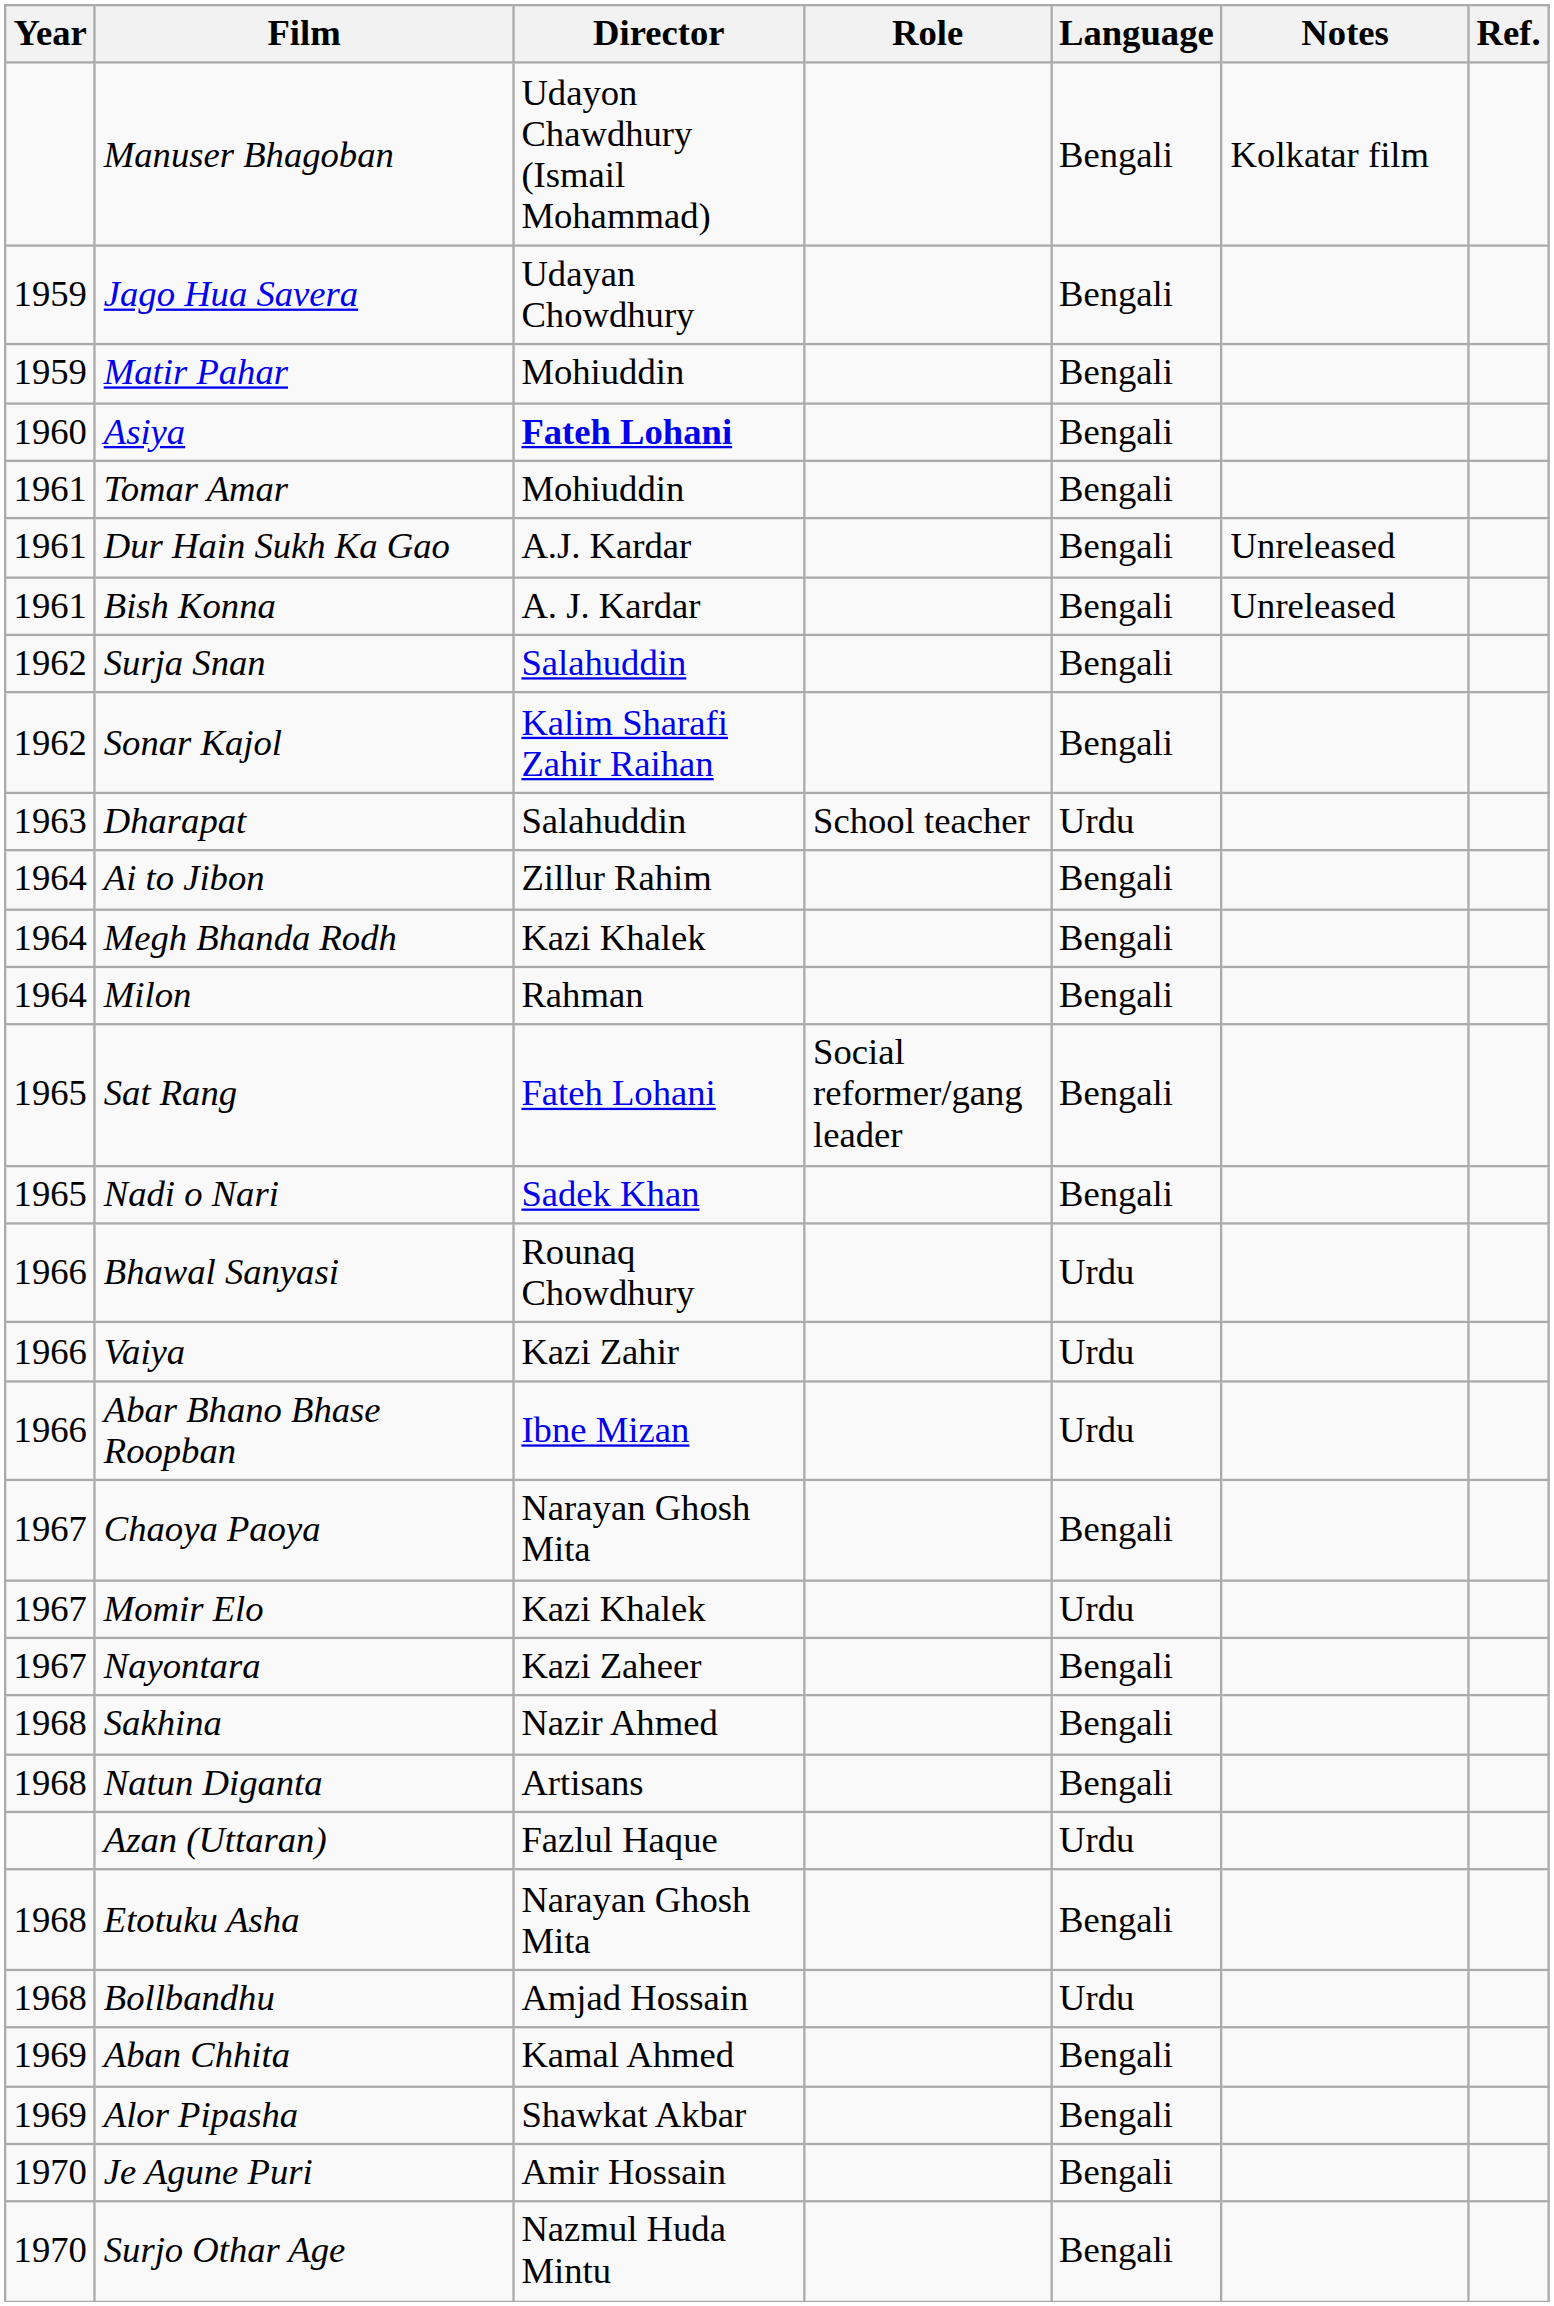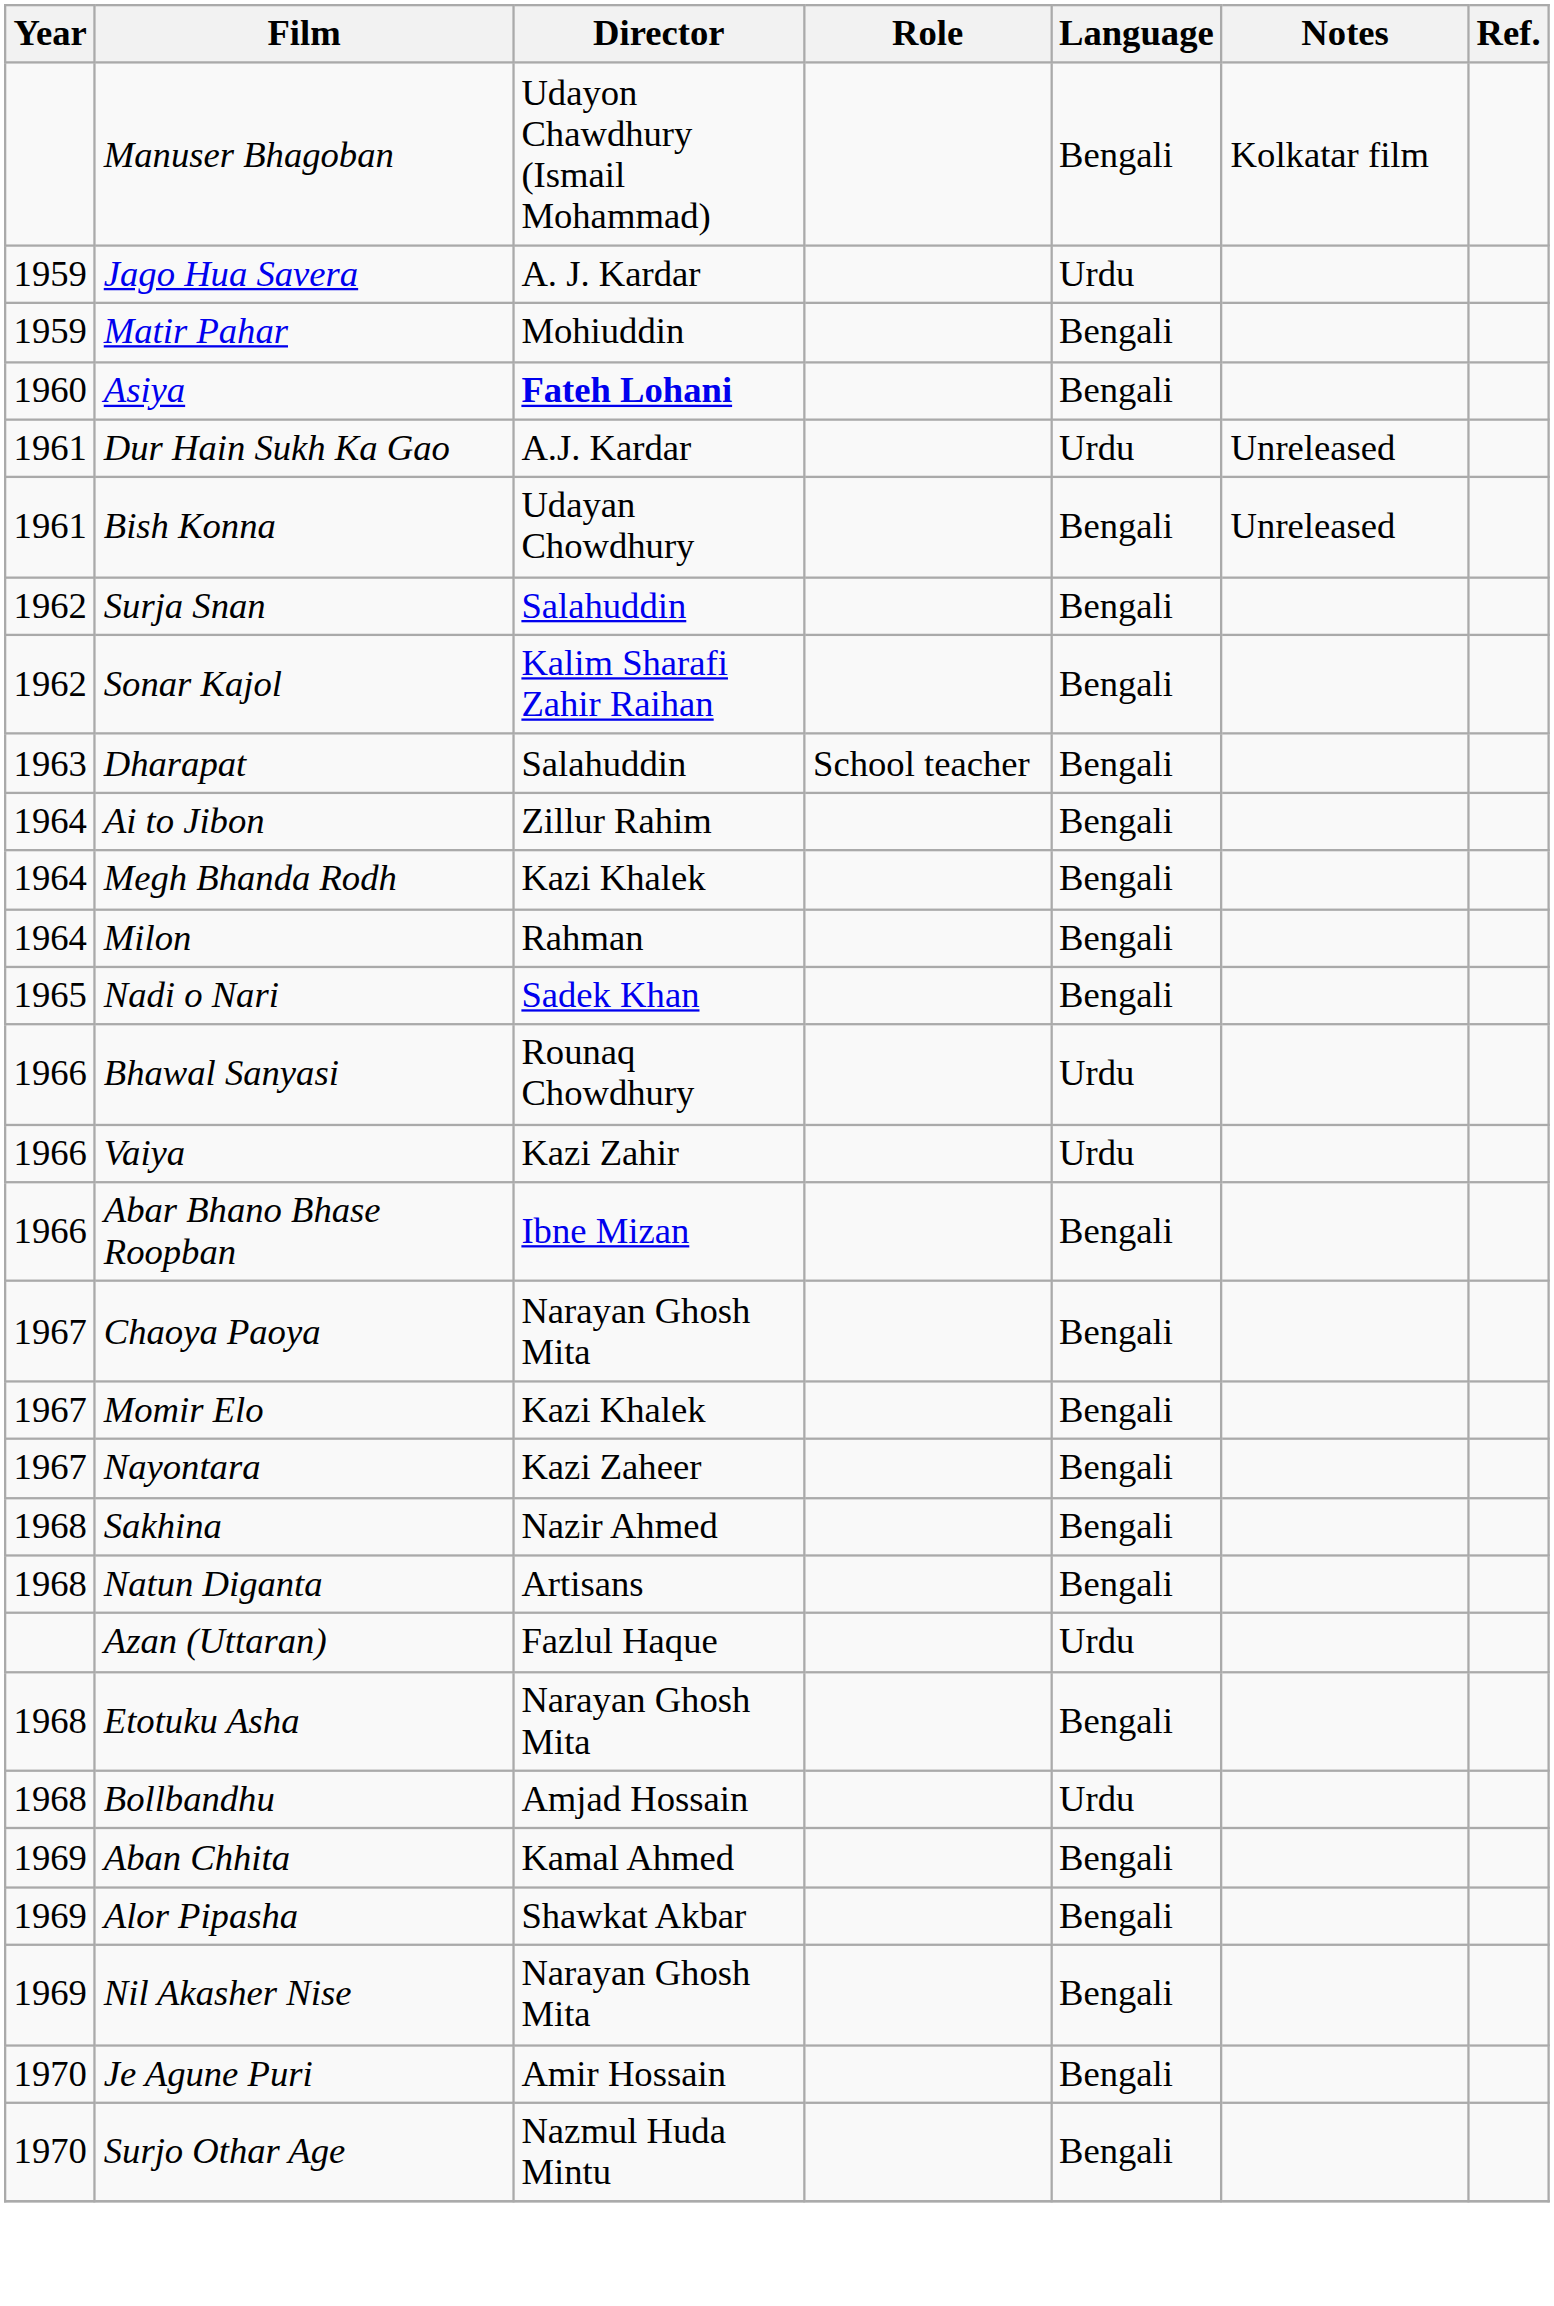(608, 294) Udayan Chowdhury -> (611, 273) A. J. Kardar
(1116, 294) Bengali -> (1097, 273) Urdu
- row: (196, 488)
(1116, 547) Bengali -> (1097, 447) Urdu
(611, 605) A. J. Kardar -> (608, 526) Udayan Chowdhury
(1097, 820) Urdu -> (1116, 762) Bengali
- row: (170, 1094)
(1097, 1429) Urdu -> (1116, 1231) Bengali
(1097, 1607) Urdu -> (1116, 1409) Bengali
+ row: (228, 1994)
